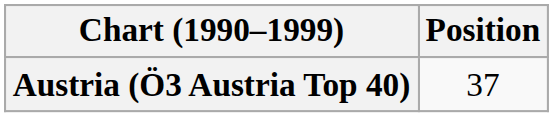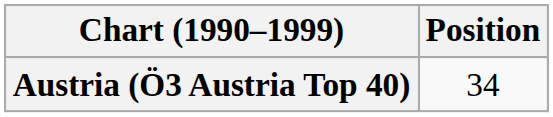(483, 83) 37 -> (483, 83) 34
